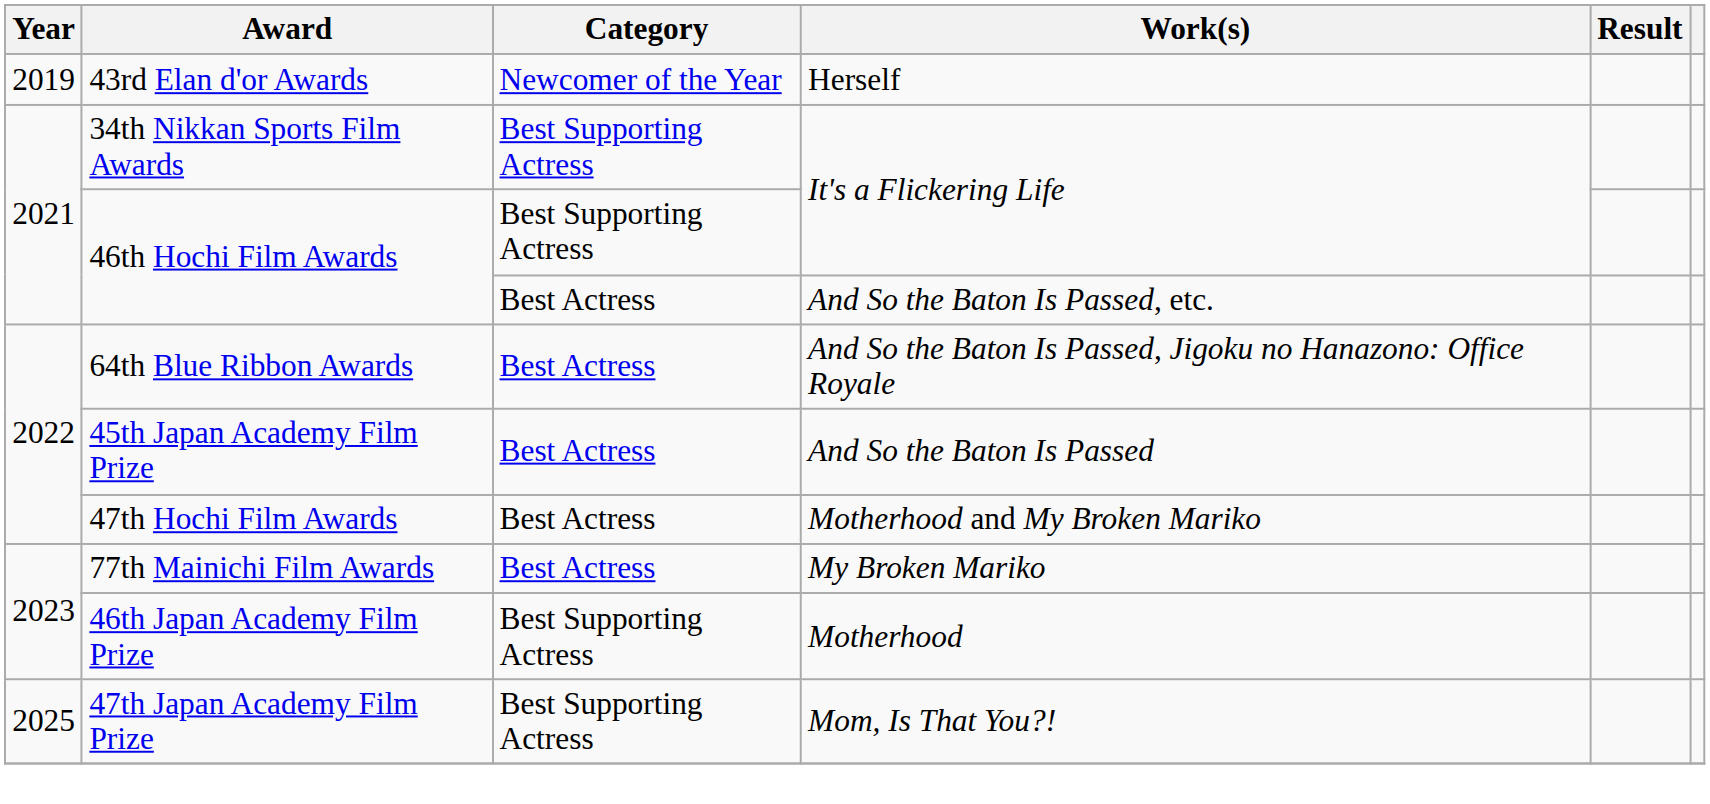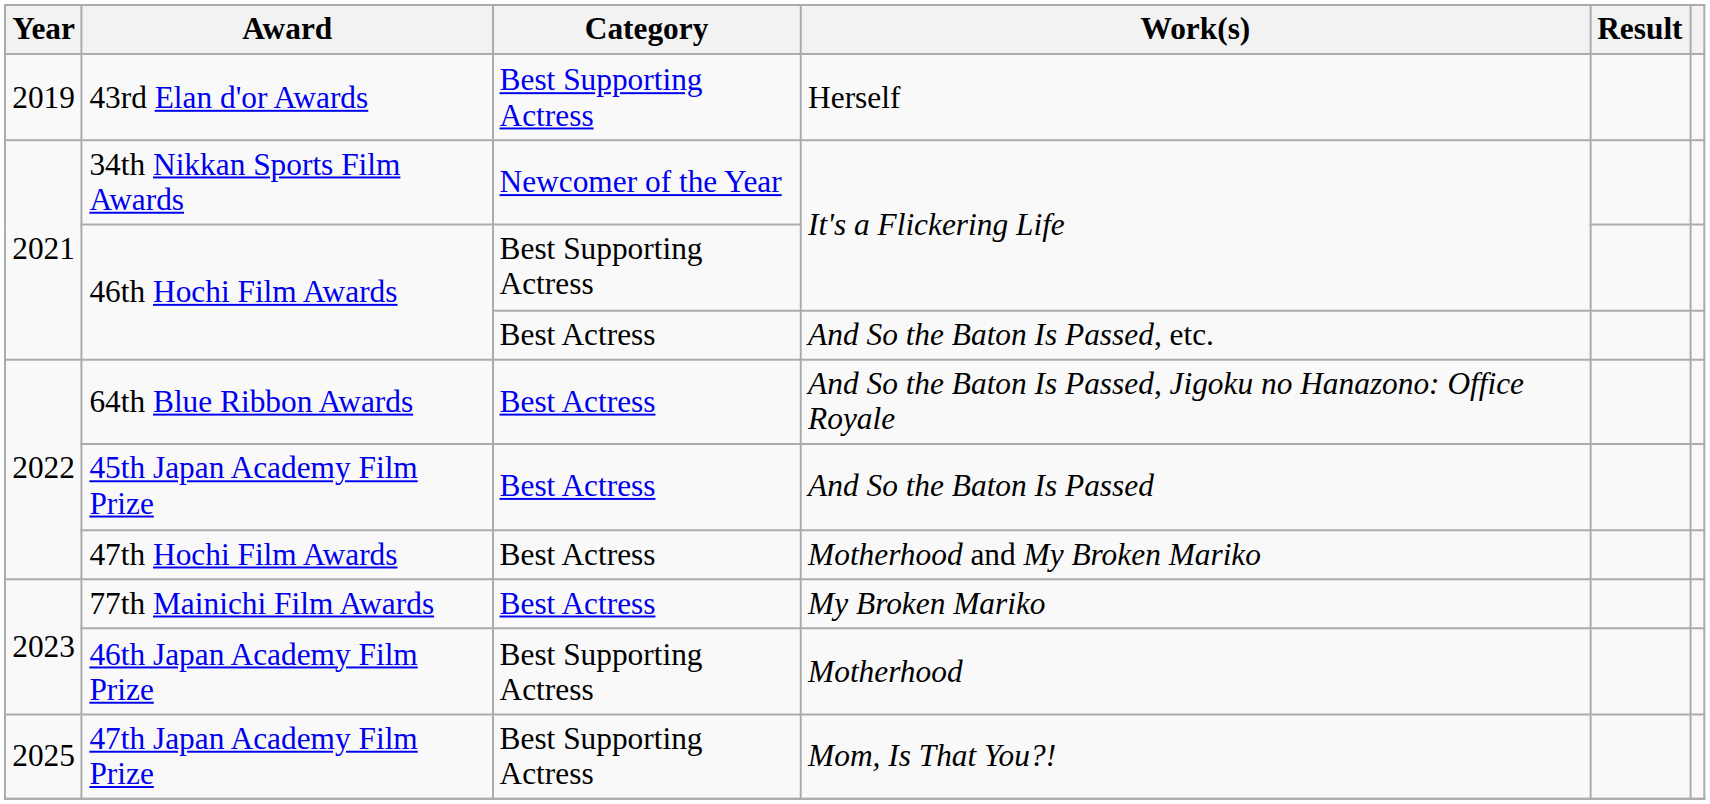(641, 79) Newcomer of the Year -> (601, 96) Best Supporting Actress
(601, 146) Best Supporting Actress -> (641, 181) Newcomer of the Year
